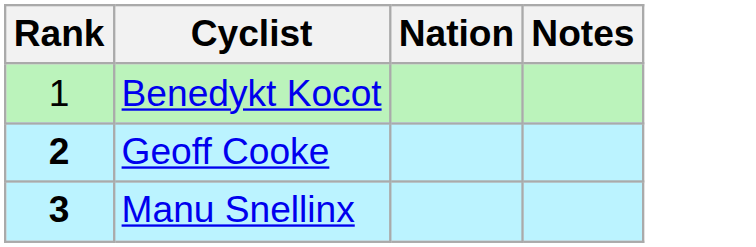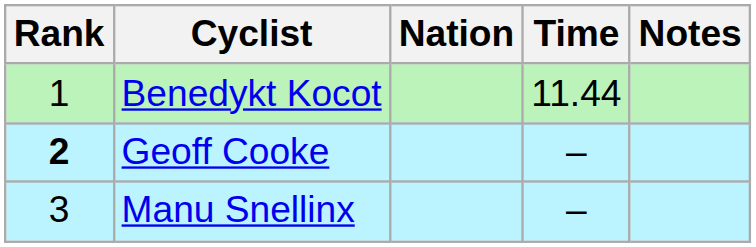+ column: (576, 33)
(59, 210) bold -> (59, 210) normal
